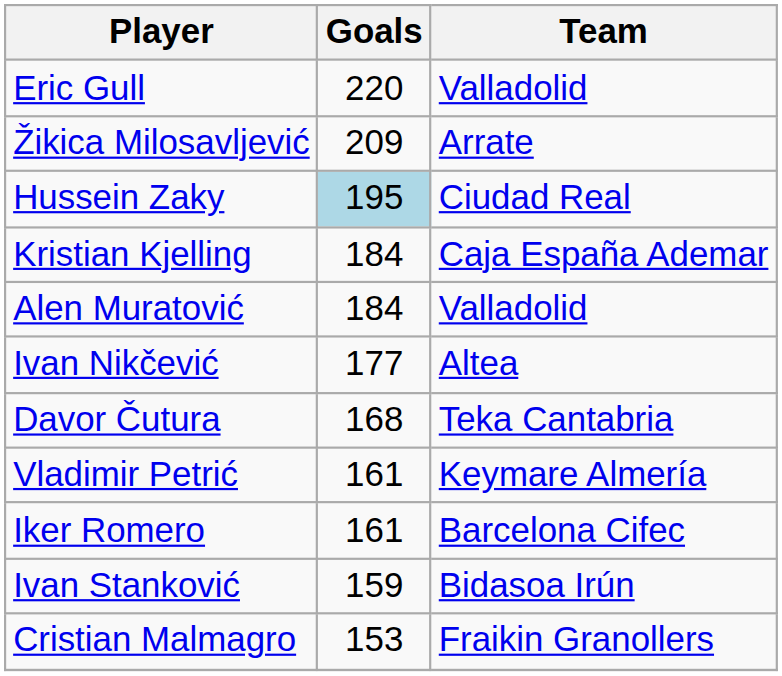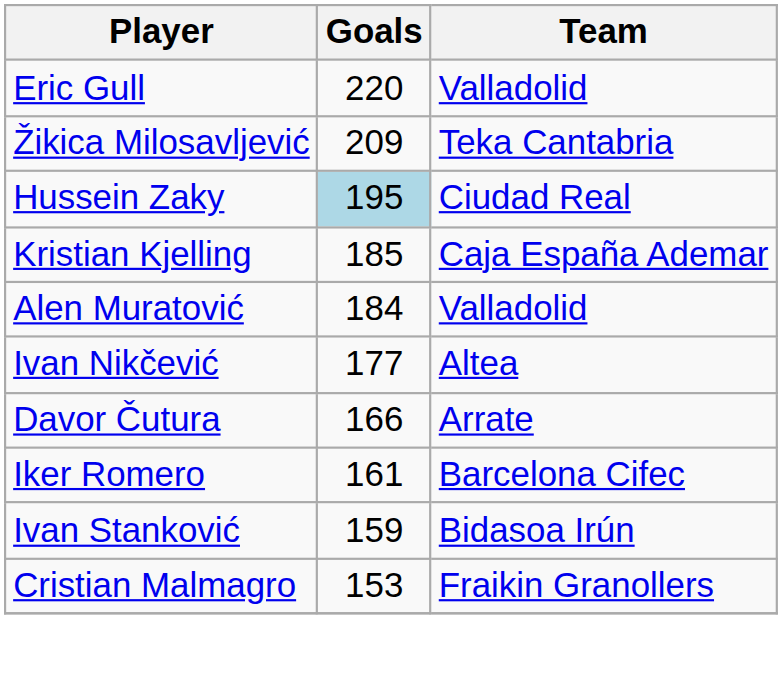(486, 142) Arrate -> (556, 142) Teka Cantabria
(374, 253) 184 -> (374, 253) 185
(374, 419) 168 -> (374, 419) 166
(556, 419) Teka Cantabria -> (486, 419) Arrate
- row: (126, 474)
